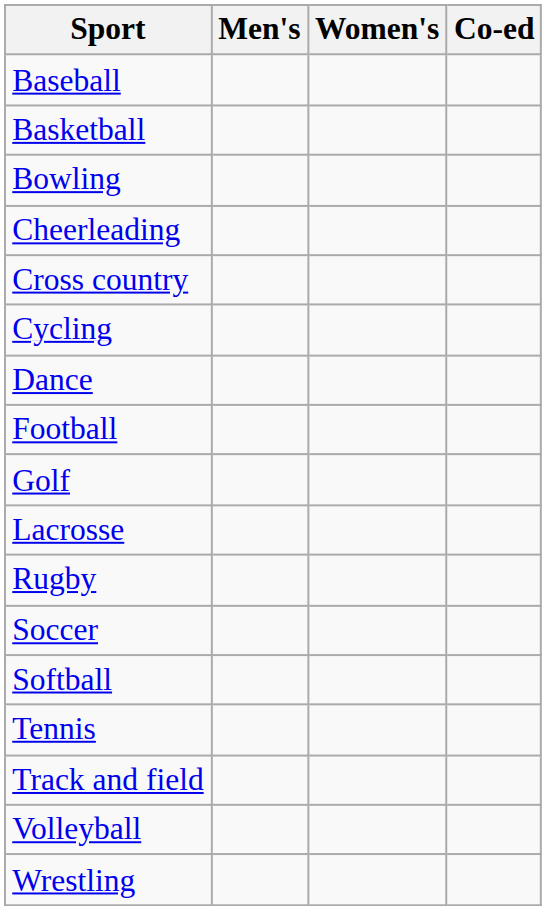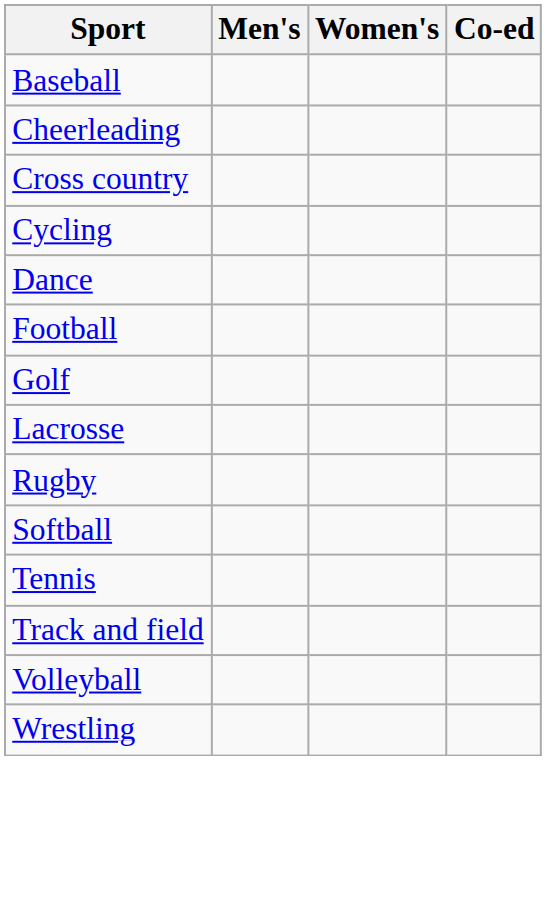- row: (79, 129)
- row: (67, 179)
- row: (55, 629)
